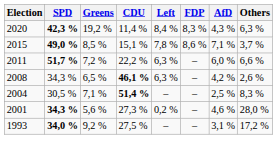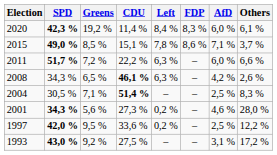(223, 28) 4,3 % -> (223, 28) 6,0 %
(252, 28) 6,3 % -> (252, 28) 6,1 %
+ row: (17, 126)
(63, 126) 34,0 % -> (63, 142) 43,0 %
